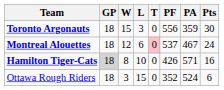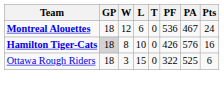- row: (48, 28)
(154, 45) pink background -> (154, 28) no background
(170, 45) 537 -> (170, 28) 536
(190, 61) 571 -> (190, 45) 576
(170, 77) 352 -> (170, 61) 322
(190, 77) 524 -> (190, 61) 525
